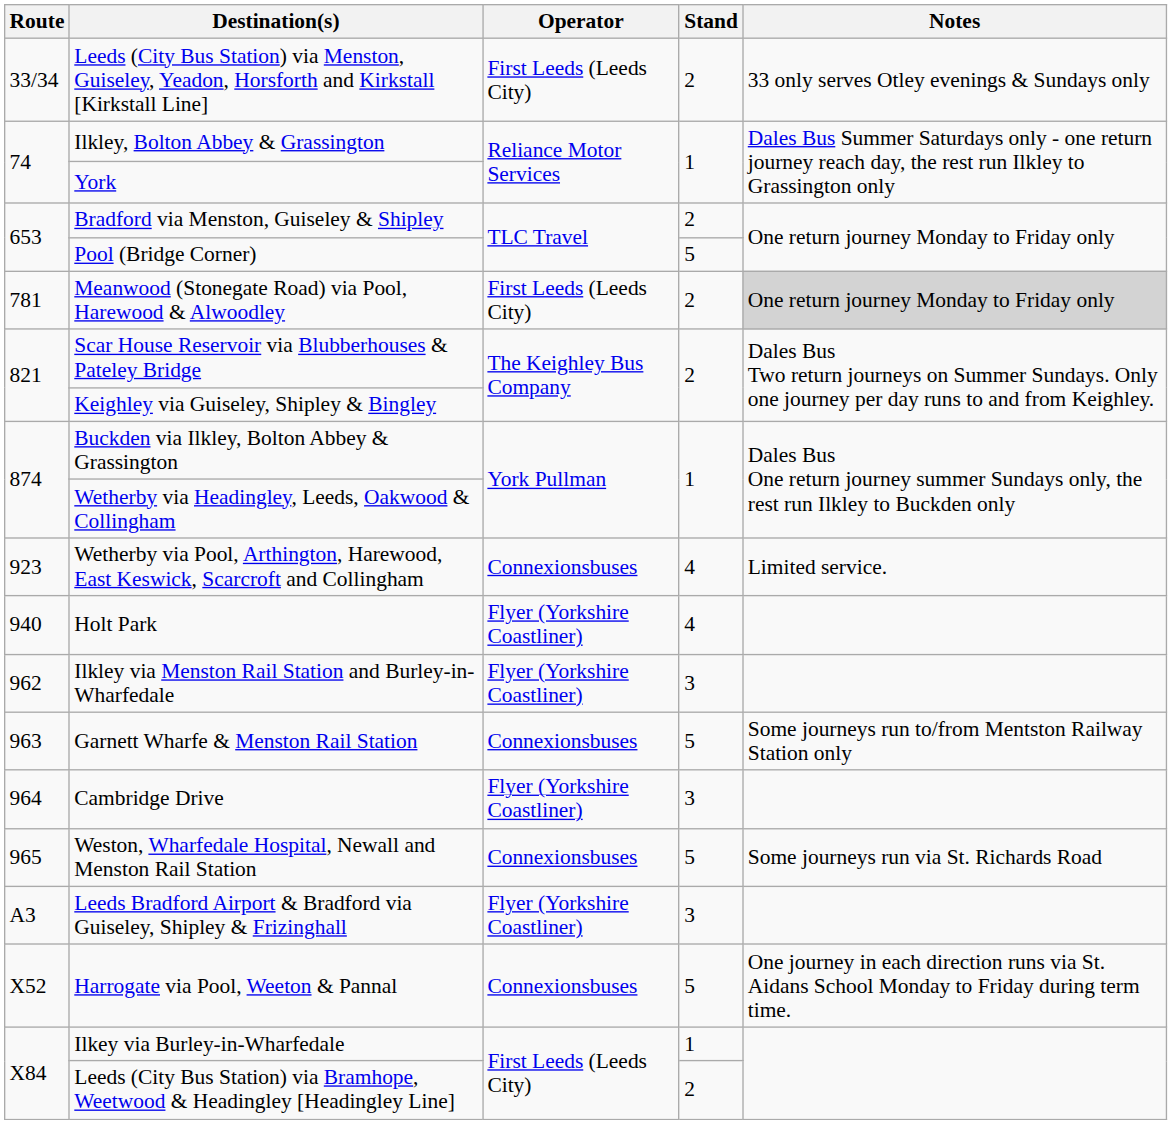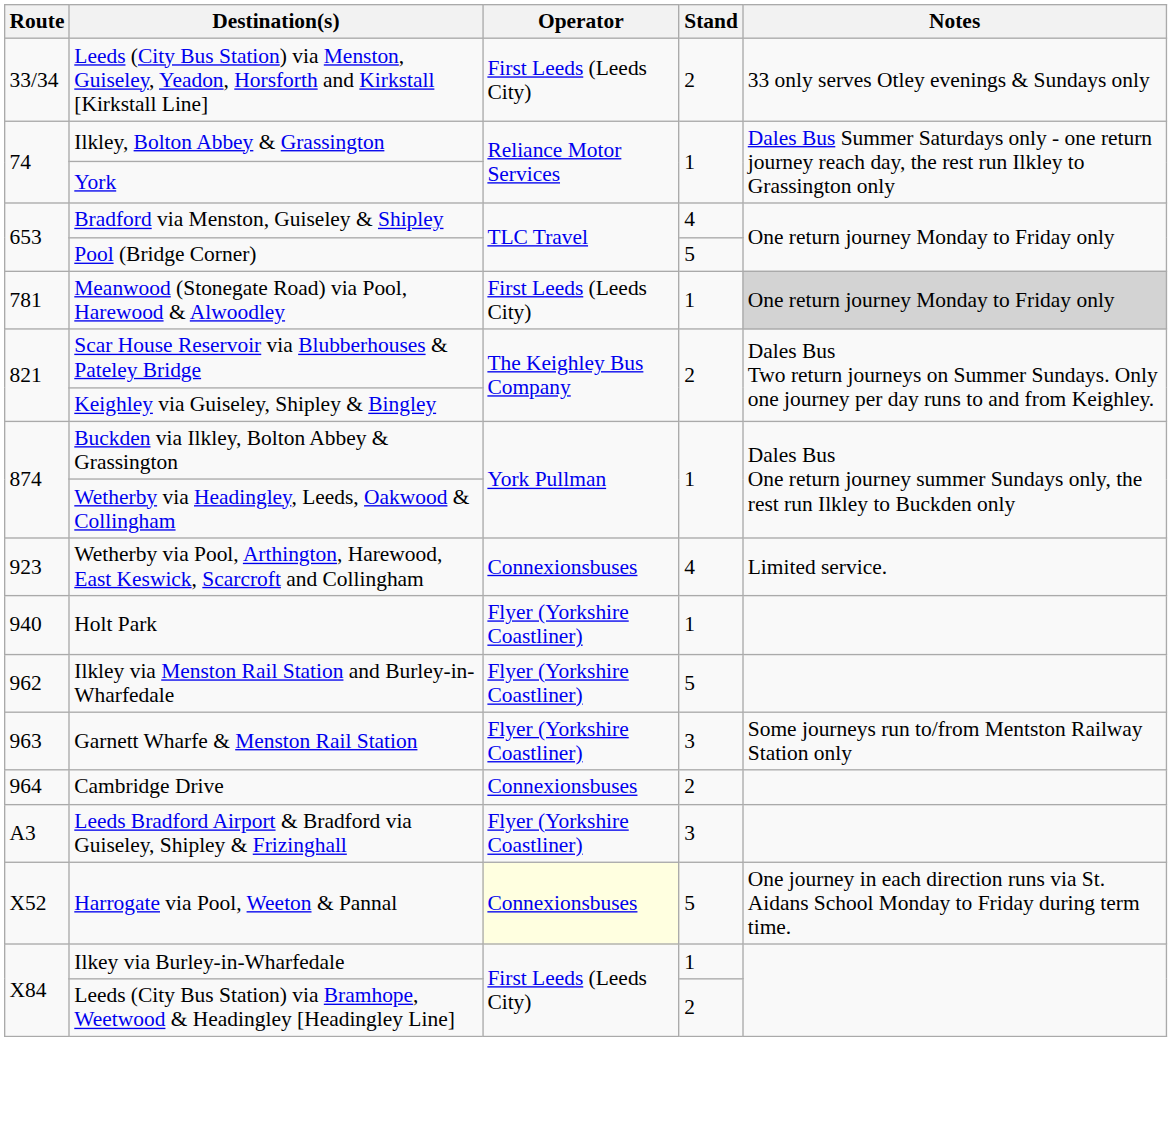(690, 219) 2 -> (690, 219) 4
(690, 300) 2 -> (690, 300) 1
(690, 624) 4 -> (690, 624) 1
(690, 682) 3 -> (690, 682) 5
(562, 740) Connexionsbuses -> (558, 740) Flyer (Yorkshire Coastliner)
(690, 740) 5 -> (690, 740) 3
(558, 799) Flyer (Yorkshire Coastliner) -> (562, 786) Connexionsbuses
(690, 799) 3 -> (690, 786) 2
- row: (255, 857)
(562, 985) no background -> (562, 903) lightyellow background
